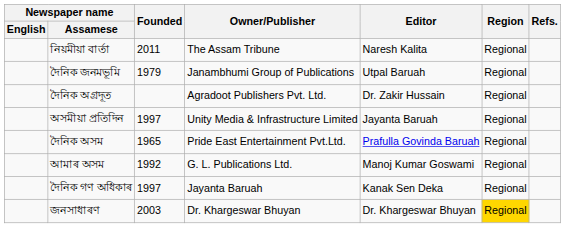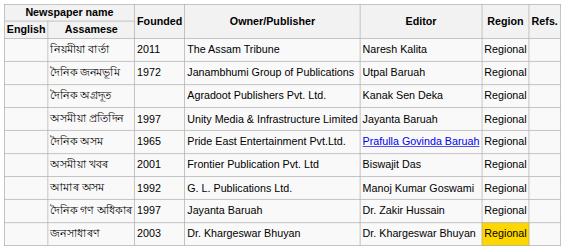(149, 73) 1979 -> (149, 73) 1972
(404, 96) Dr. Zakir Hussain -> (403, 96) Kanak Sen Deka
+ row: (79, 164)
(403, 188) Kanak Sen Deka -> (404, 211) Dr. Zakir Hussain
